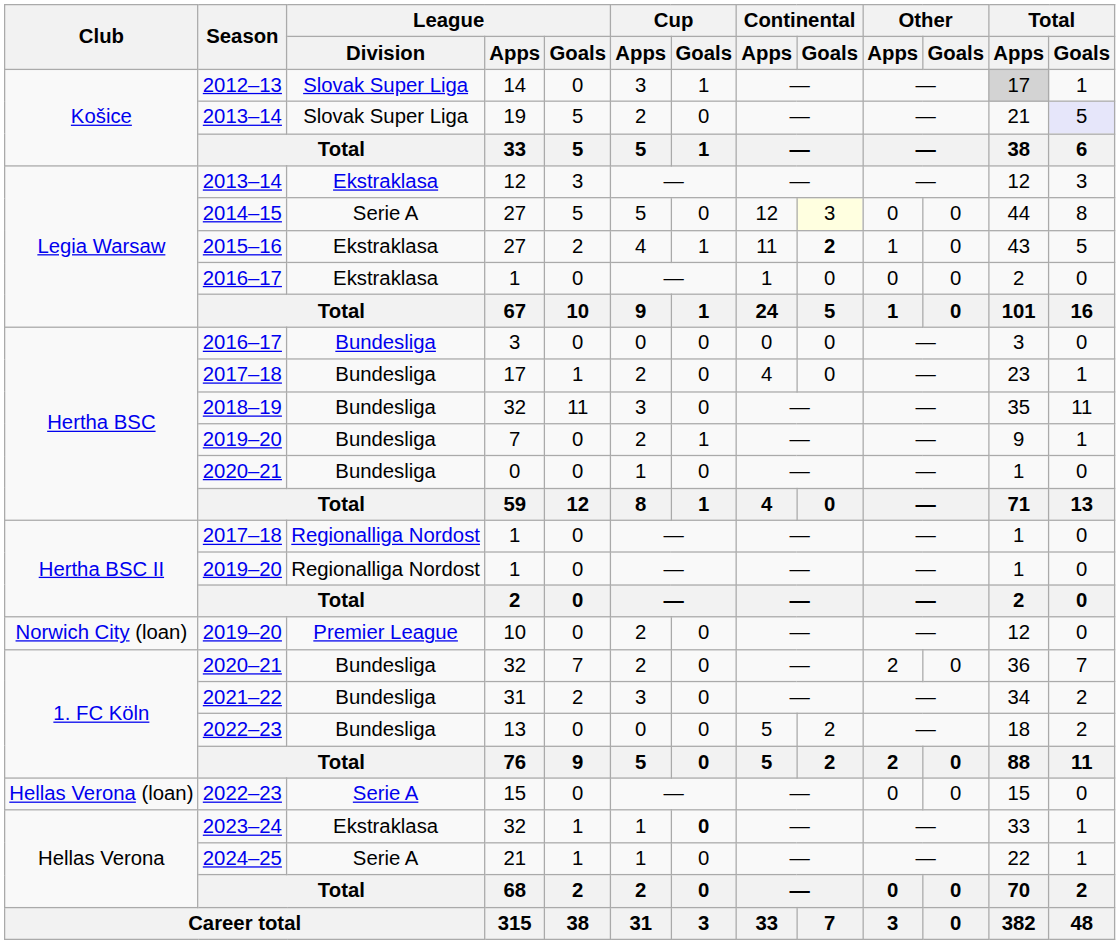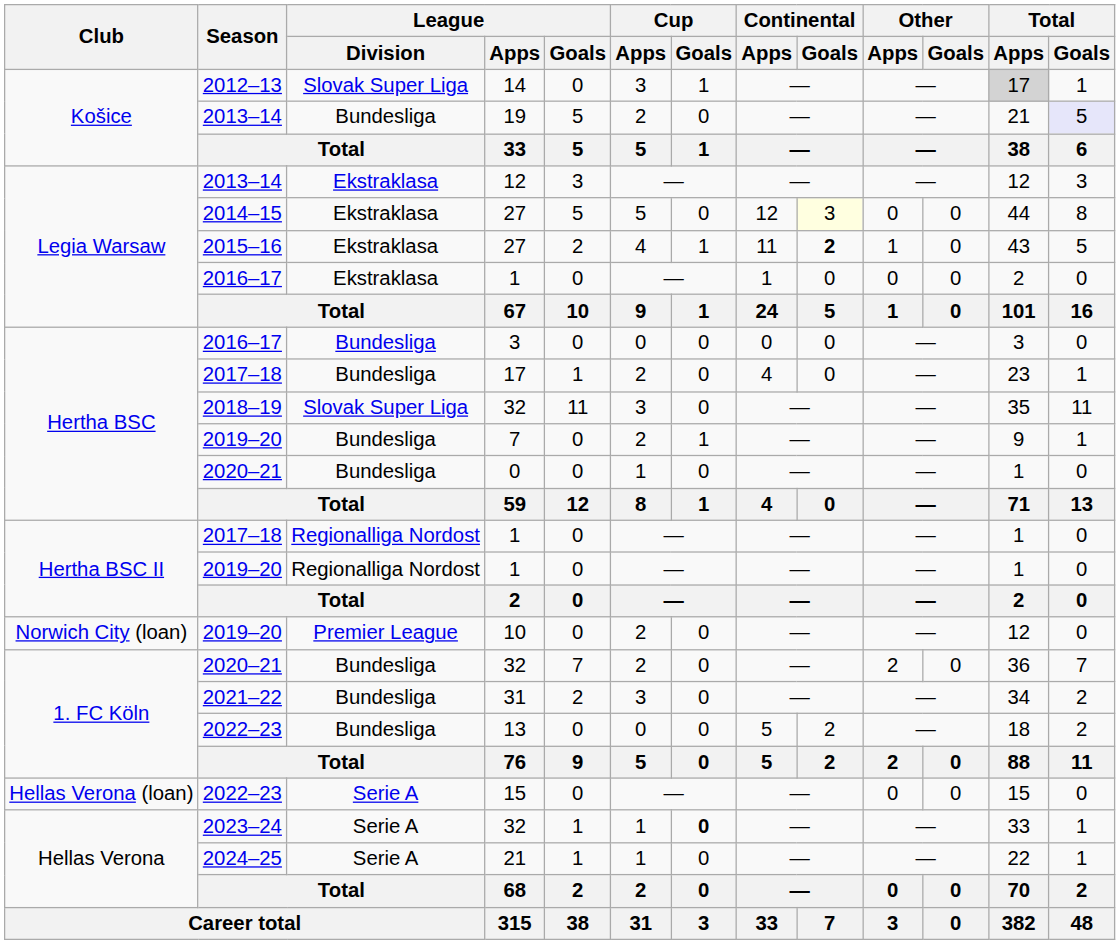(386, 117) Slovak Super Liga -> (386, 117) Bundesliga
(386, 213) Serie A -> (386, 213) Ekstraklasa
(386, 407) Bundesliga -> (386, 407) Slovak Super Liga
(386, 826) Ekstraklasa -> (386, 826) Serie A
